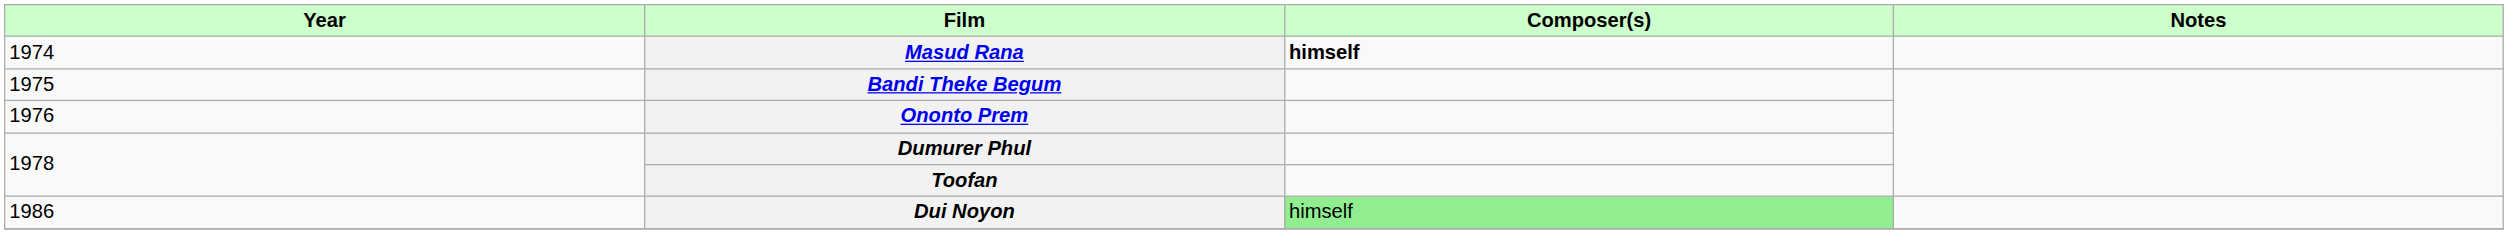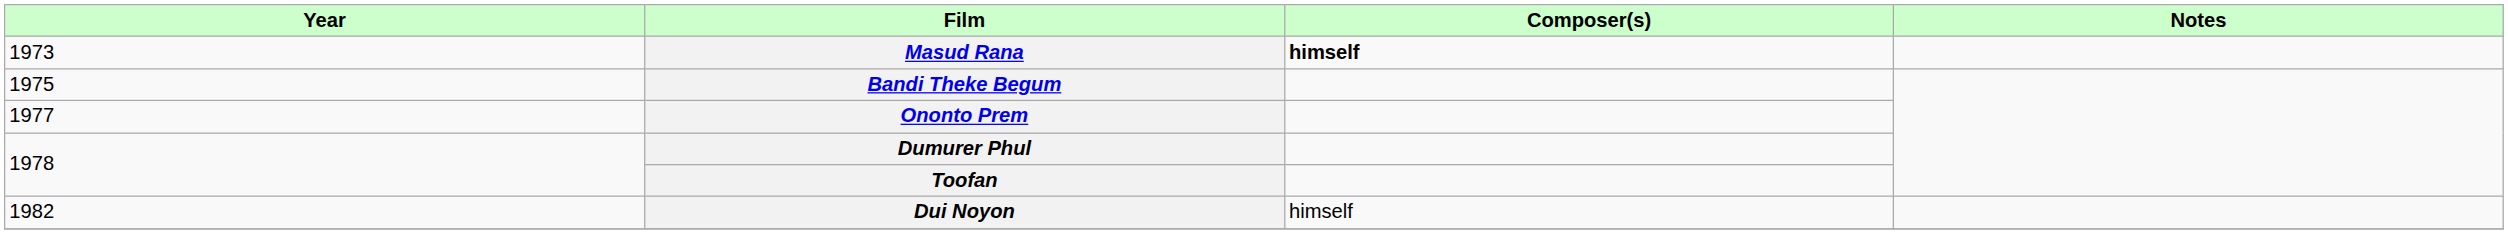(32, 52) 1974 -> (32, 52) 1973
(32, 116) 1976 -> (32, 116) 1977
(32, 212) 1986 -> (32, 212) 1982
(1321, 212) lightgreen background -> (1321, 212) no background
